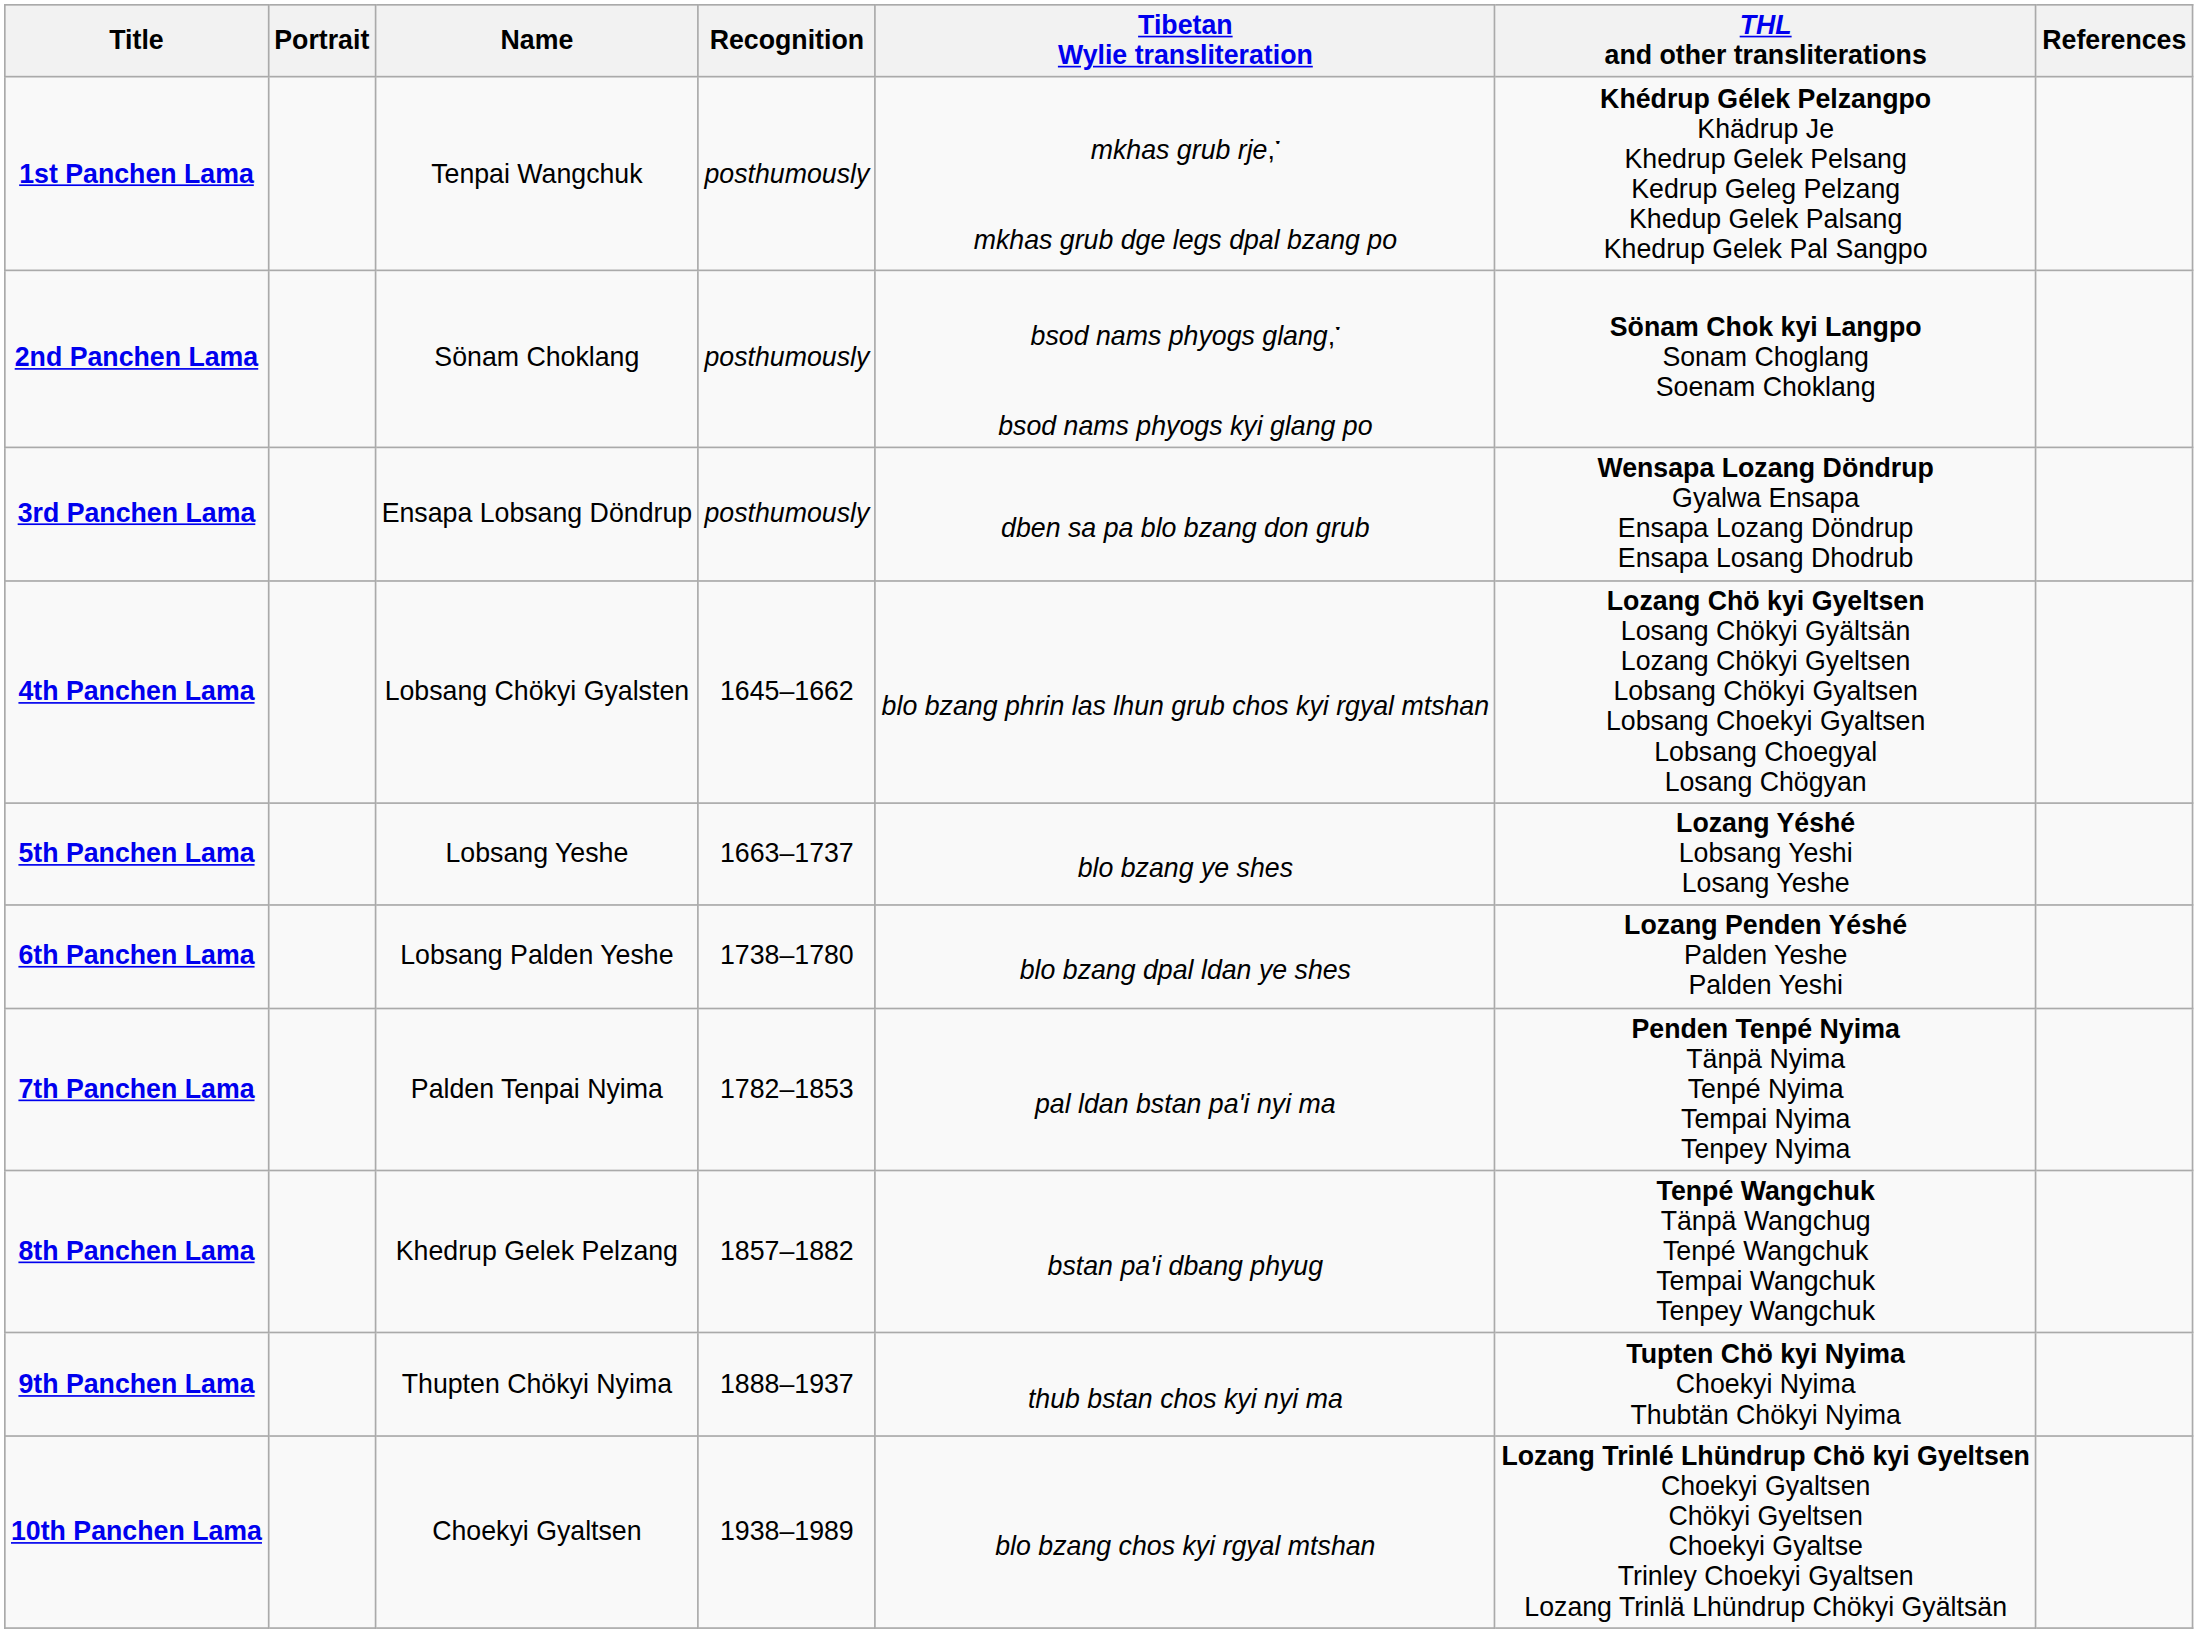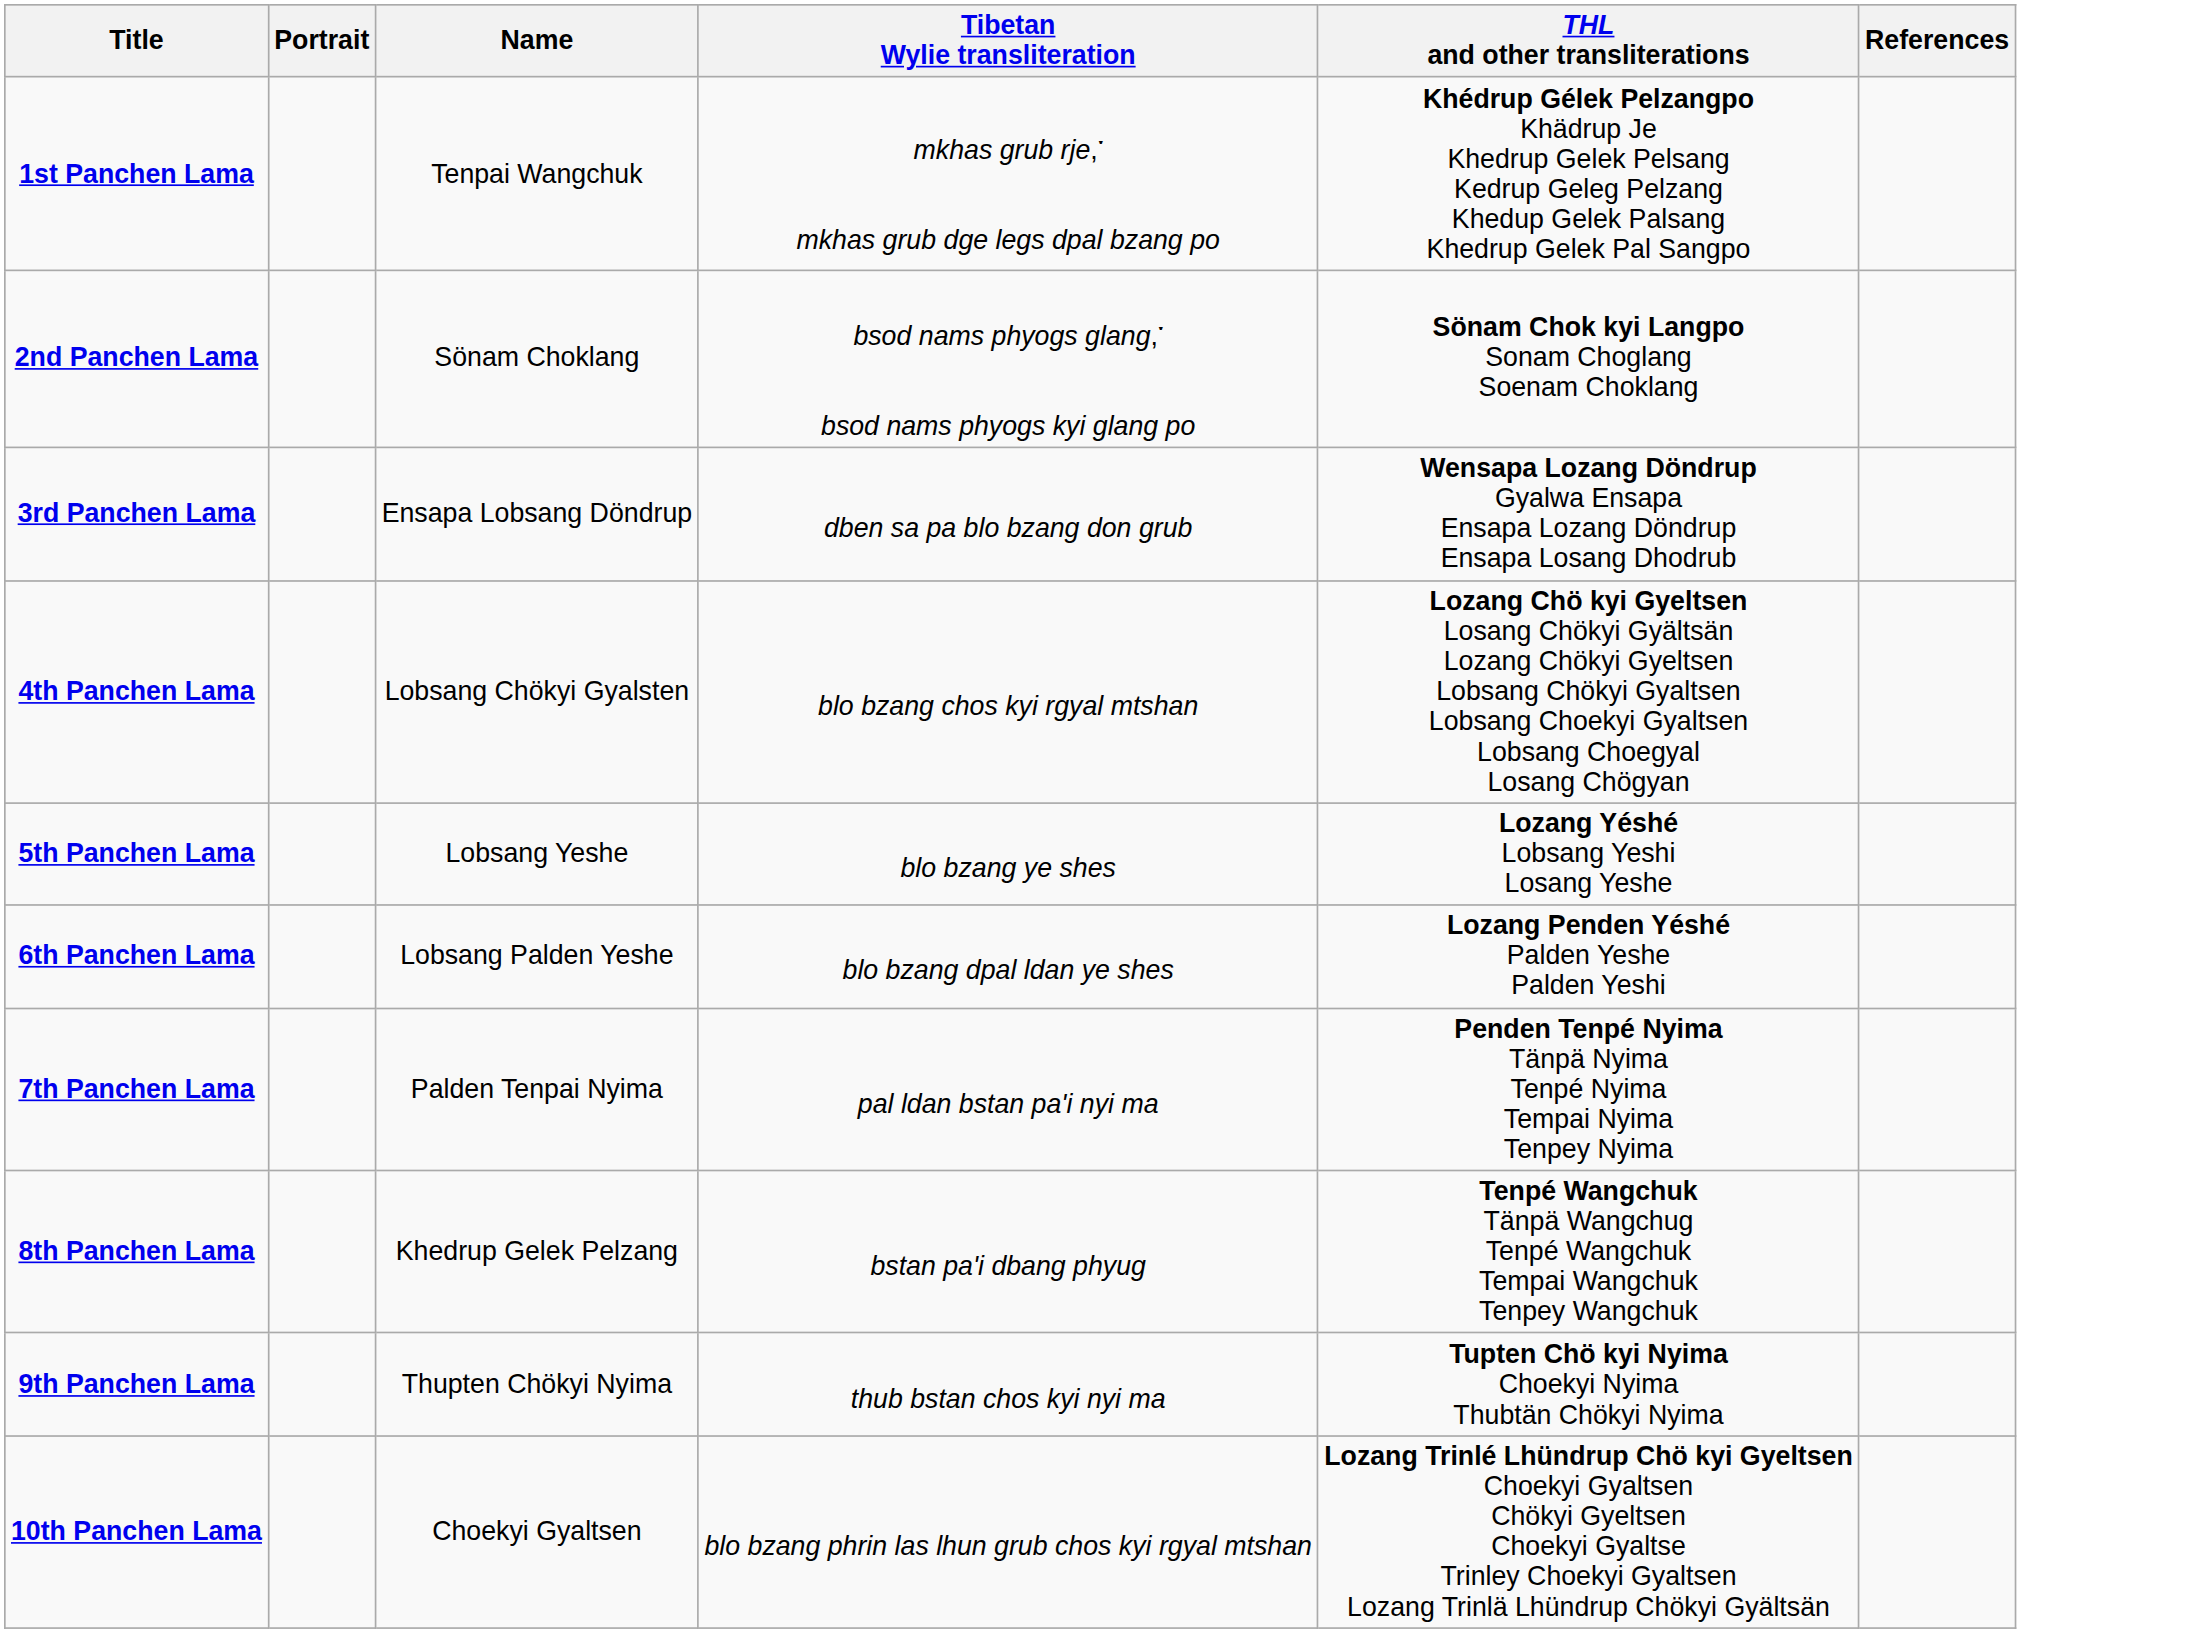- column: (787, 40)
(1185, 706) blo bzang phrin las lhun grub chos kyi rgyal mtshan -> (1008, 706) blo bzang chos kyi rgyal mtshan
(1185, 1546) blo bzang chos kyi rgyal mtshan -> (1008, 1546) blo bzang phrin las lhun grub chos kyi rgyal mtshan
